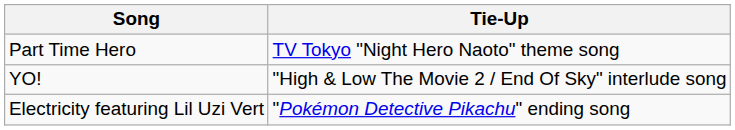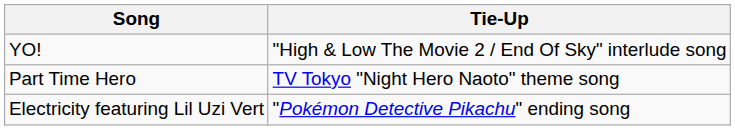rows swapped: (72, 49) <-> (25, 79)
